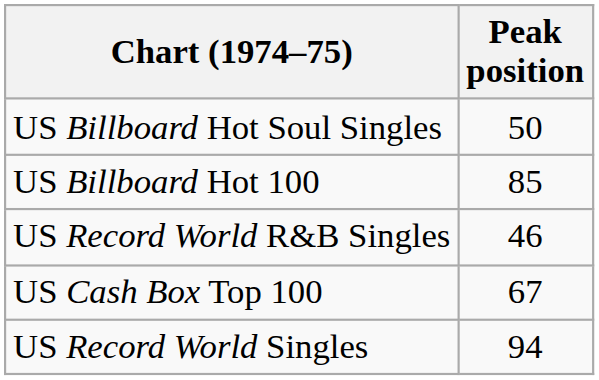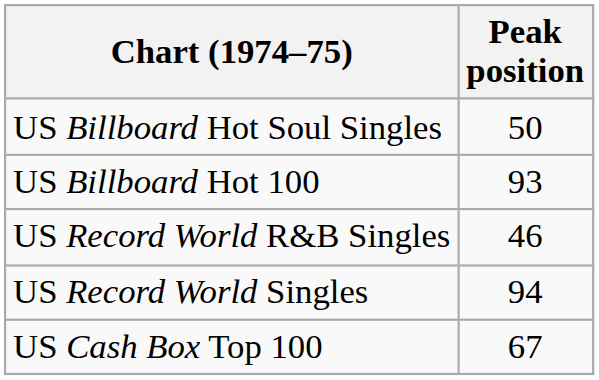(525, 181) 85 -> (525, 181) 93
rows swapped: (191, 346) <-> (168, 291)
